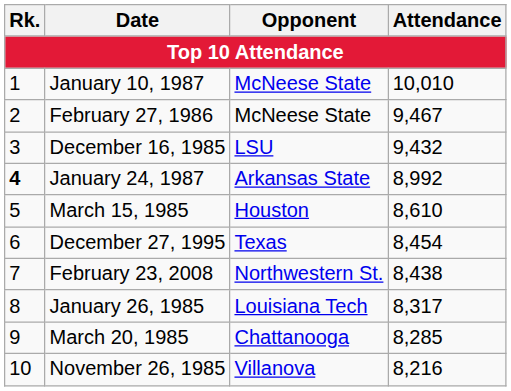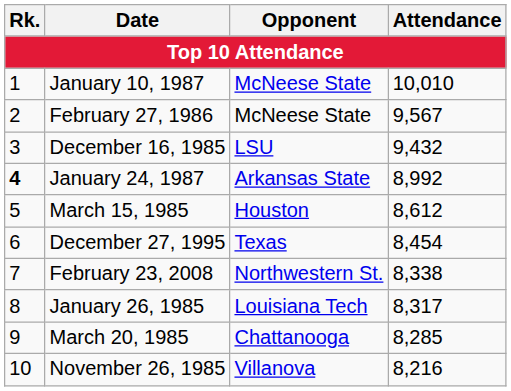(418, 115) 9,467 -> (418, 115) 9,567
(418, 210) 8,610 -> (418, 210) 8,612
(418, 274) 8,438 -> (418, 274) 8,338
